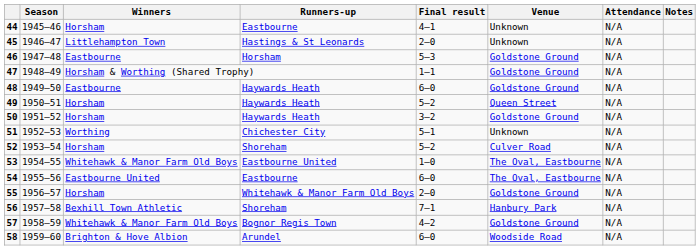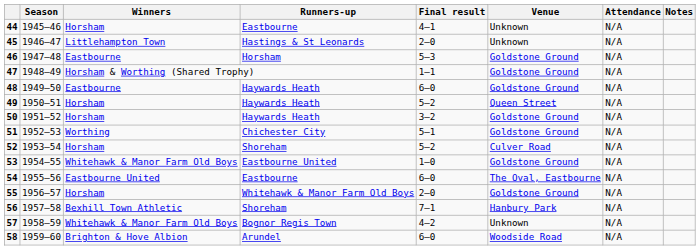(509, 132) Unknown -> (534, 132) Goldstone Ground
(545, 162) The Oval, Eastbourne -> (534, 162) Goldstone Ground
(534, 222) Goldstone Ground -> (509, 222) Unknown
